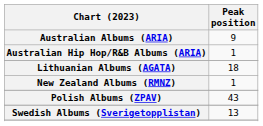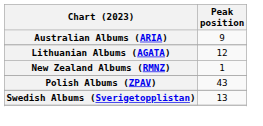- row: (107, 53)
(233, 68) 18 -> (222, 53) 12
